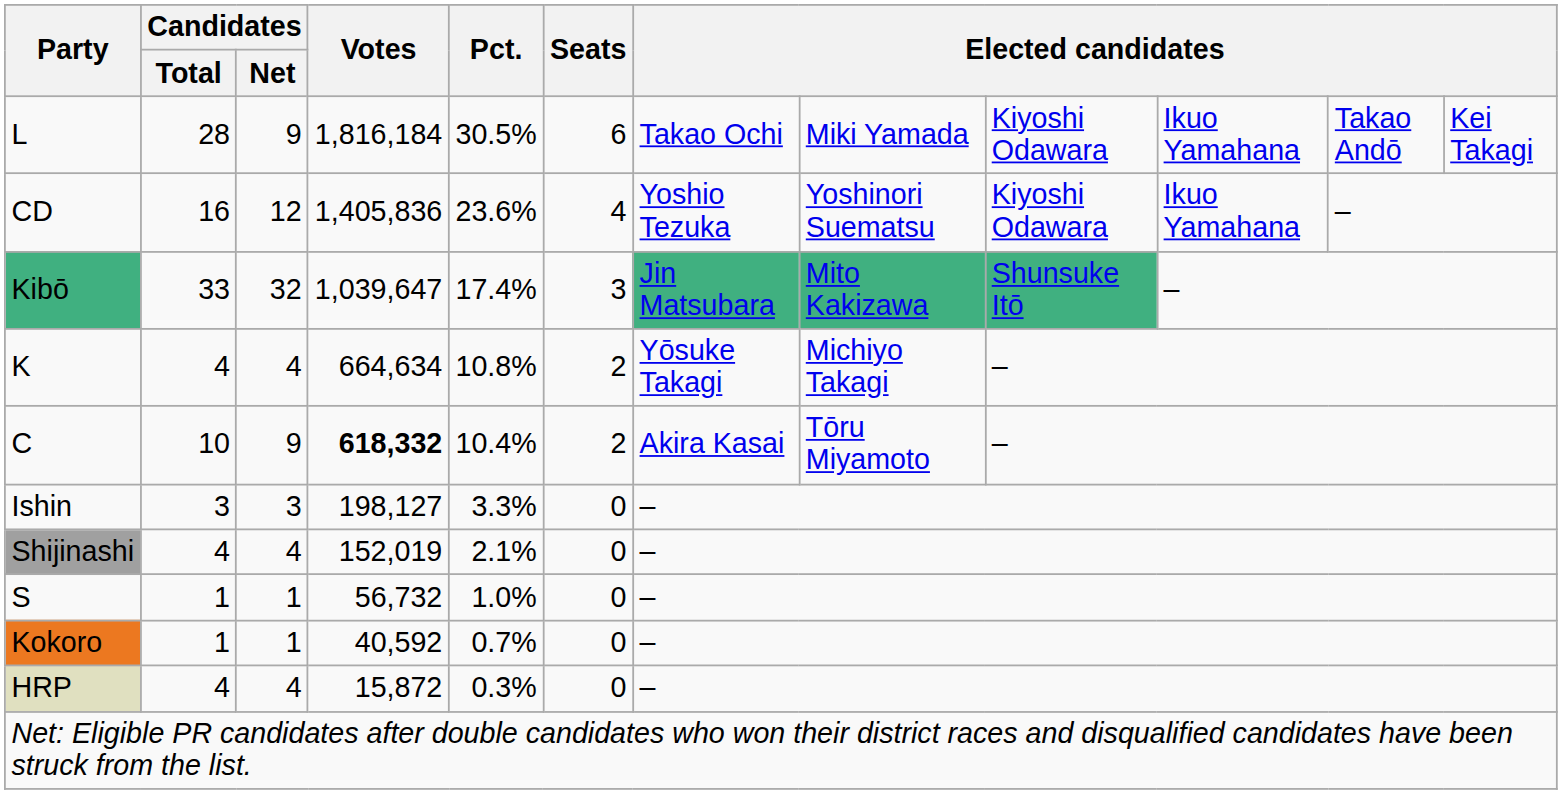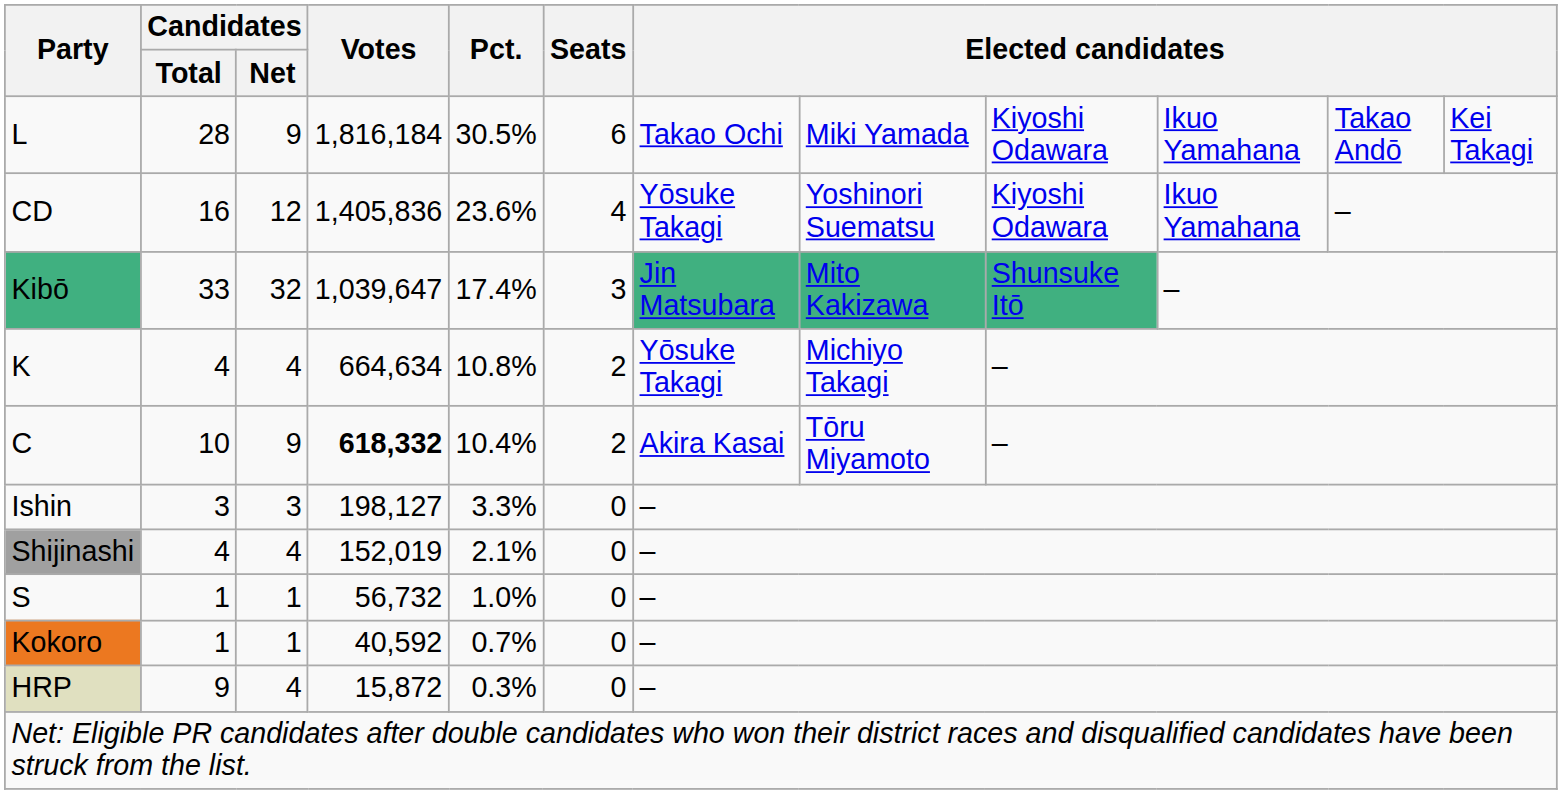(685, 211) Yoshio Tezuka -> (687, 211) Yōsuke Takagi
(222, 687) 4 -> (222, 687) 9
